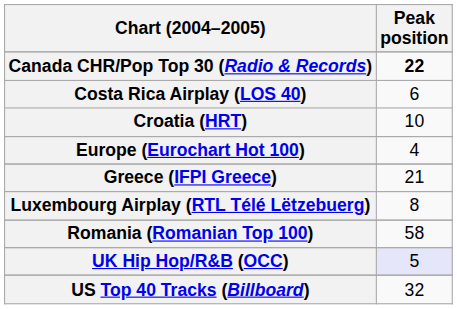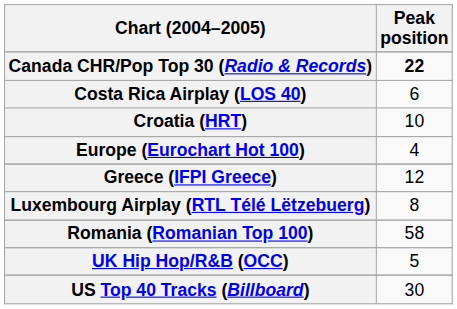(414, 177) 21 -> (414, 177) 12
(414, 261) lavender background -> (414, 261) no background
(414, 289) 32 -> (414, 289) 30
